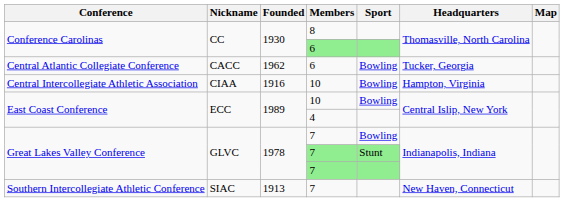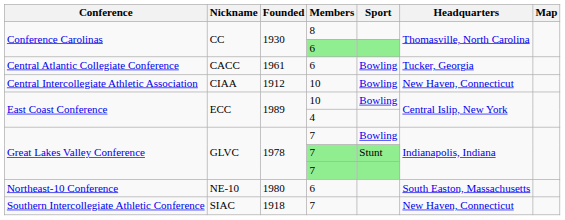(274, 65) 1962 -> (274, 65) 1961
(274, 83) 1916 -> (274, 83) 1912
(444, 83) Hampton, Virginia -> (458, 83) New Haven, Connecticut
+ row: (63, 188)
(274, 188) 1913 -> (274, 205) 1918
